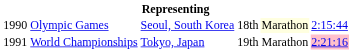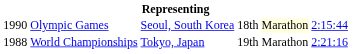(15, 42) 1991 -> (15, 42) 1988
(330, 42) pink background -> (330, 42) no background
